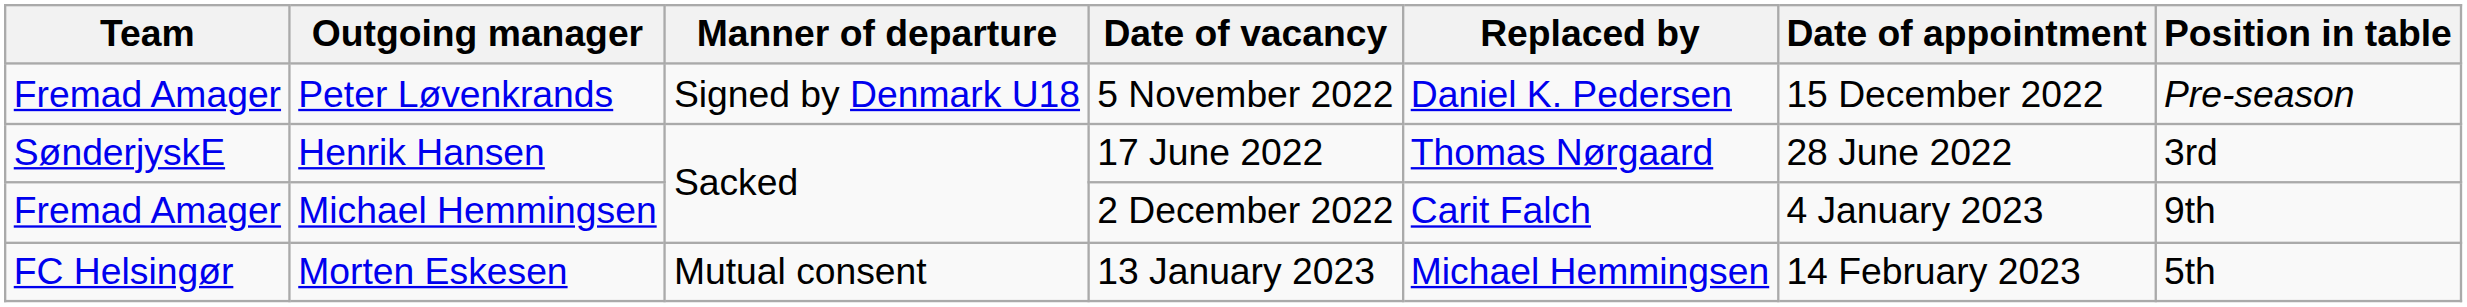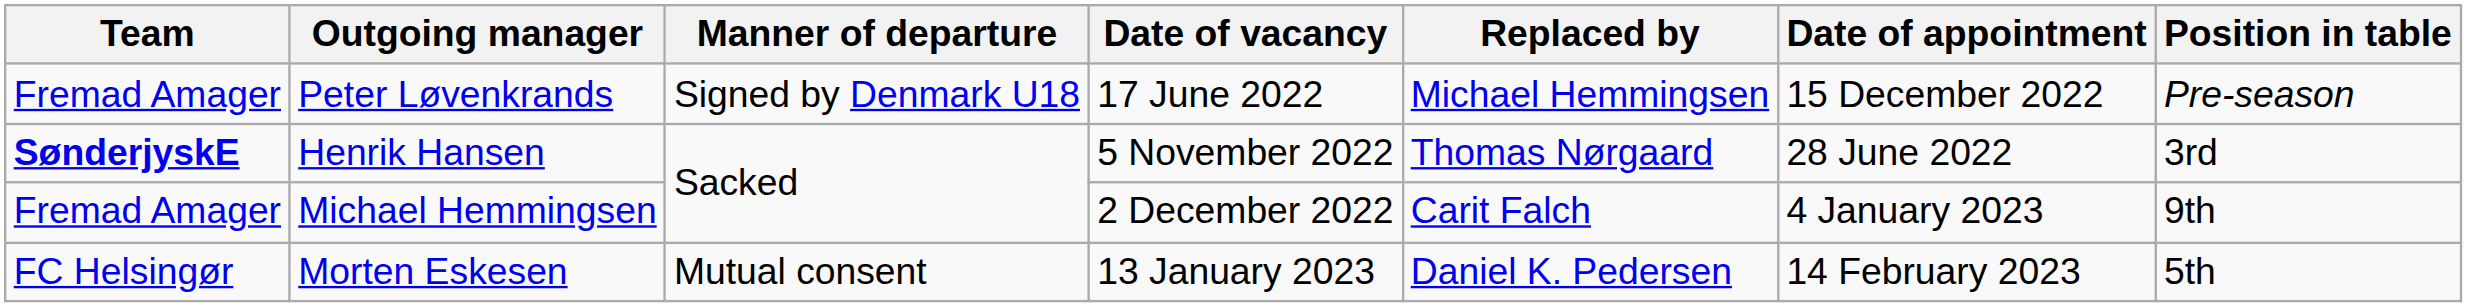(1245, 93) 5 November 2022 -> (1210, 93) 17 June 2022
(1571, 93) Daniel K. Pedersen -> (1590, 93) Michael Hemmingsen
(119, 152) normal -> (127, 152) bold
(1210, 152) 17 June 2022 -> (1245, 152) 5 November 2022
(1590, 270) Michael Hemmingsen -> (1571, 270) Daniel K. Pedersen
